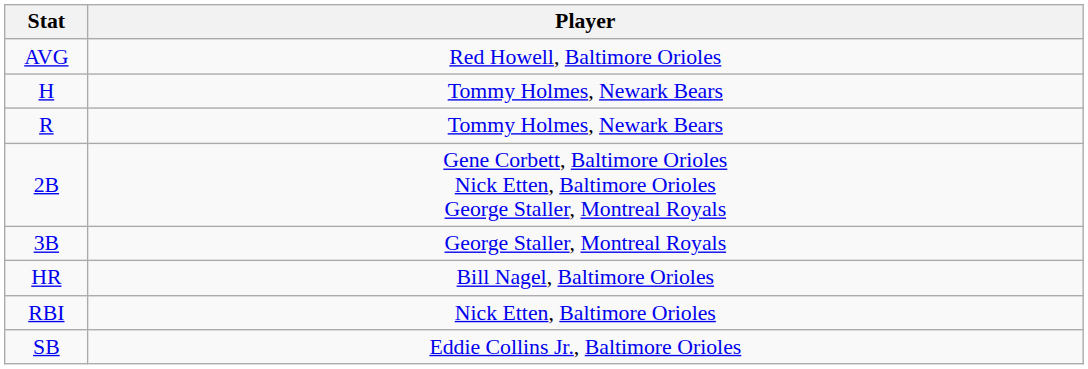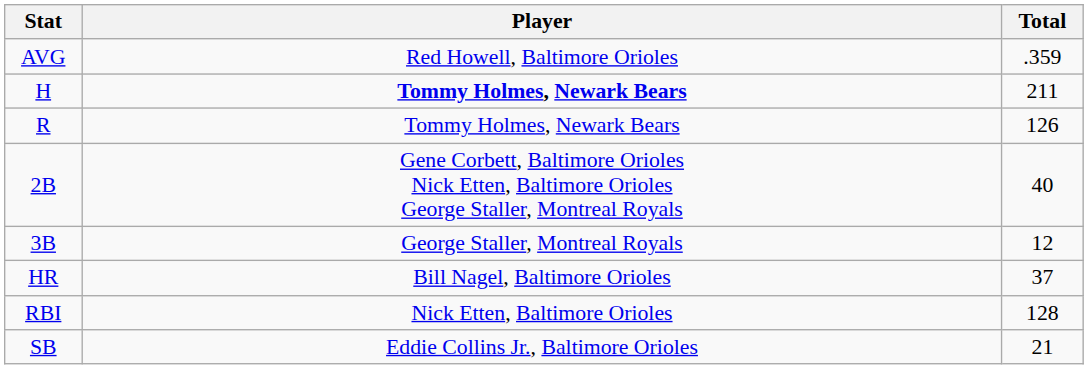+ column: (1042, 21)
(585, 90) normal -> (542, 90) bold
